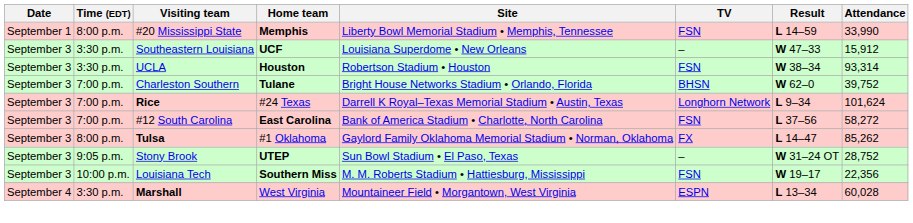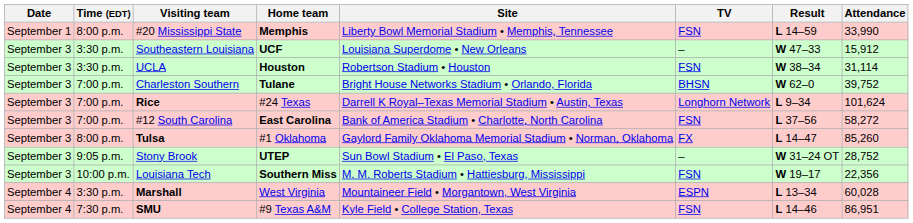(862, 67) 93,314 -> (861, 67) 31,114
(862, 138) 85,262 -> (862, 138) 85,260
+ row: (148, 209)
